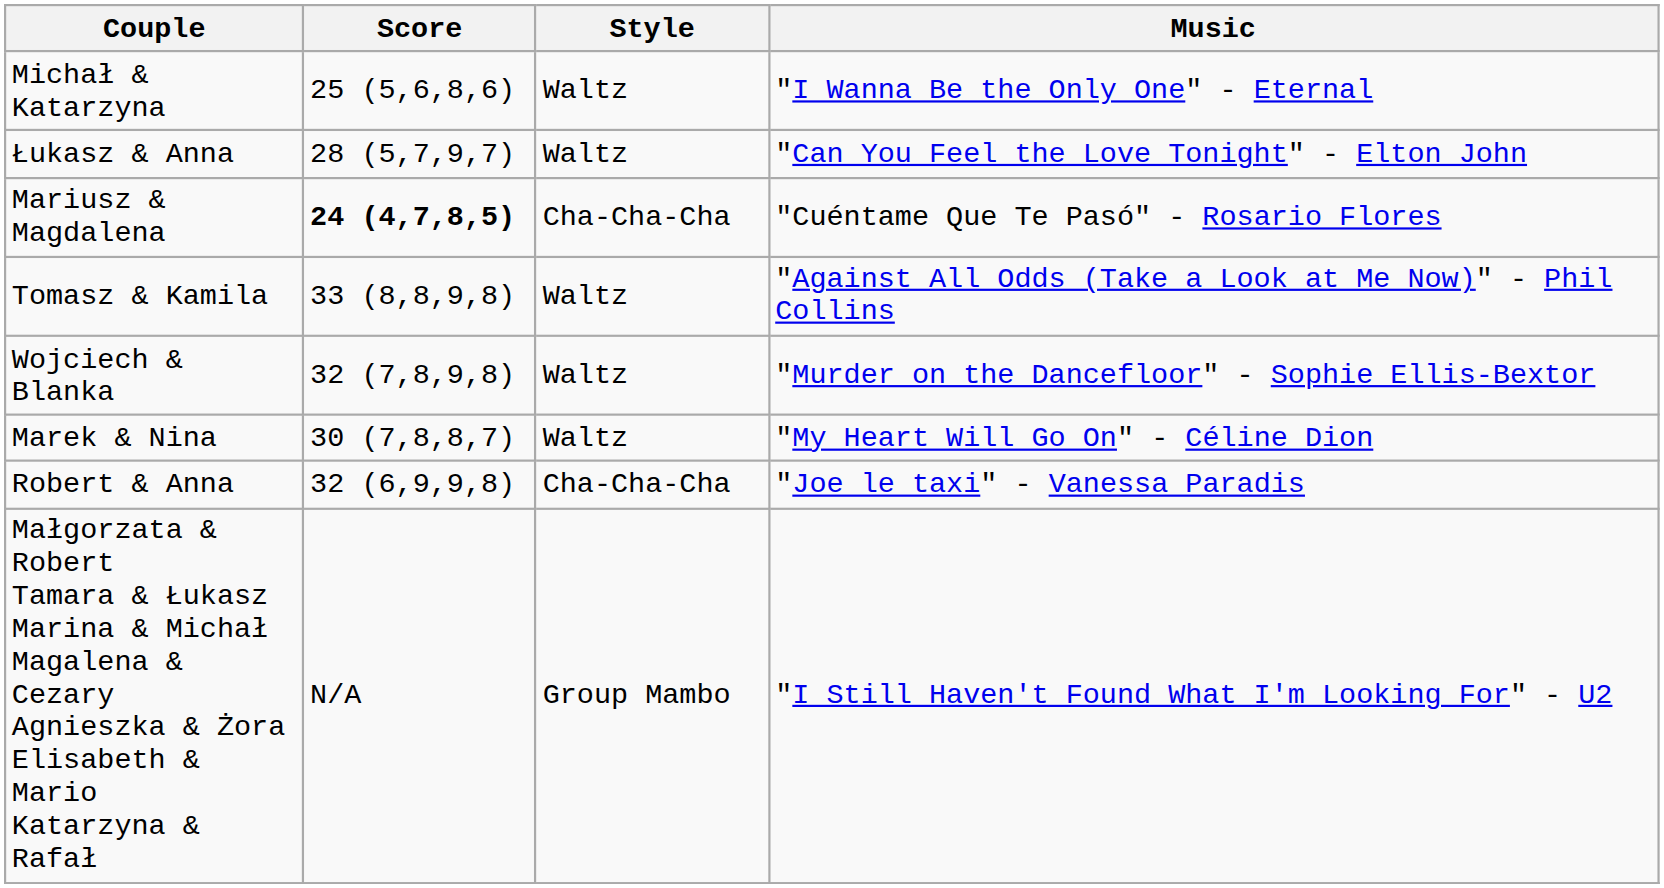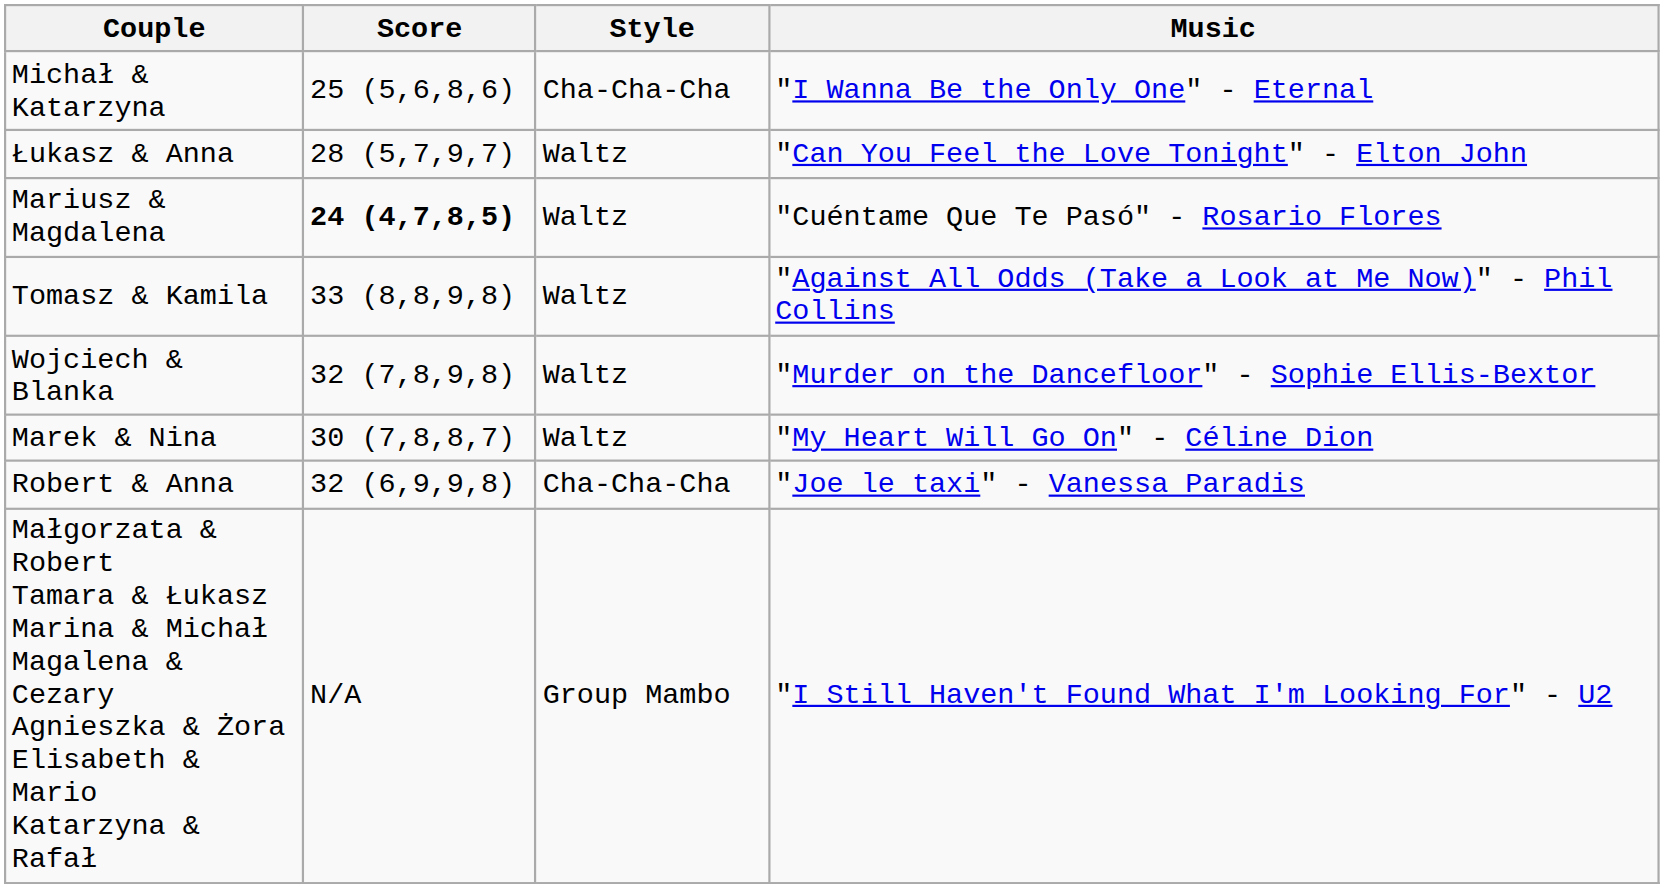(585, 91) Waltz -> (637, 91) Cha-Cha-Cha
(637, 217) Cha-Cha-Cha -> (585, 217) Waltz
